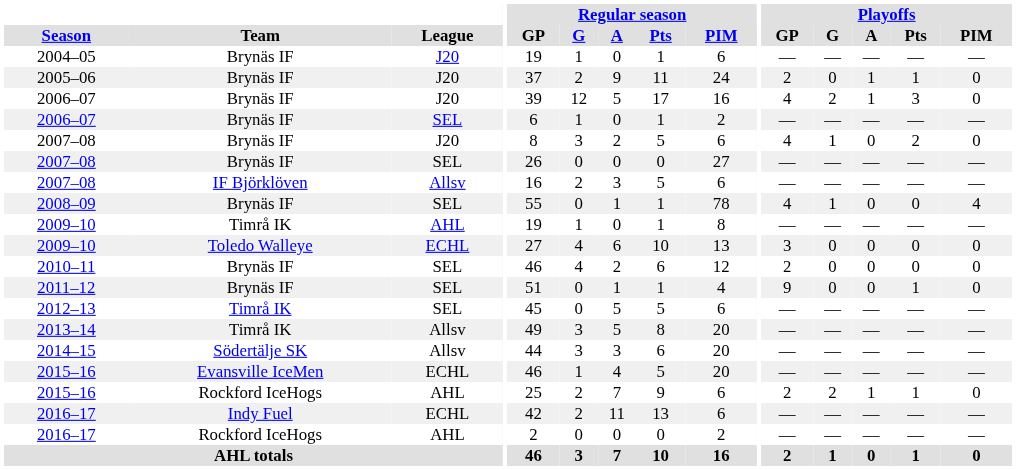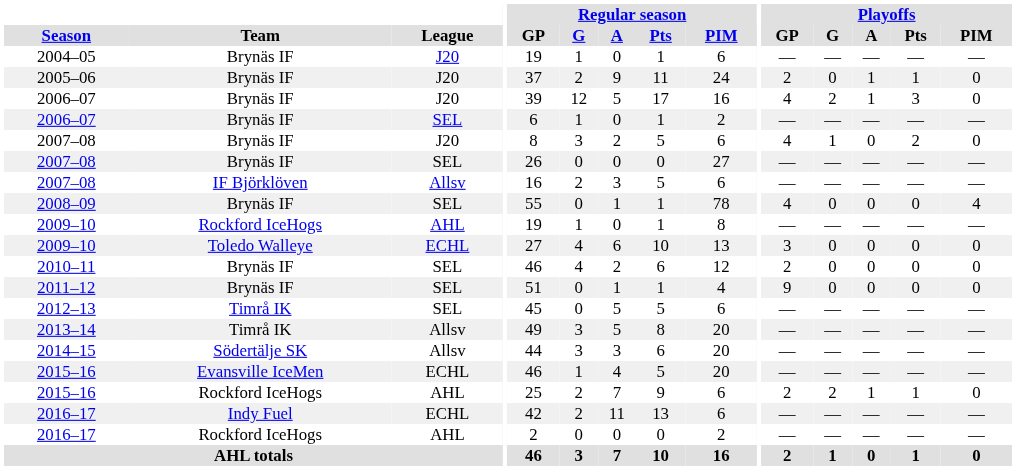(833, 203) 1 -> (833, 203) 0
(260, 224) Timrå IK -> (260, 224) Rockford IceHogs
(916, 287) 1 -> (916, 287) 0
